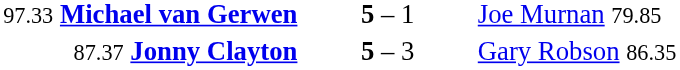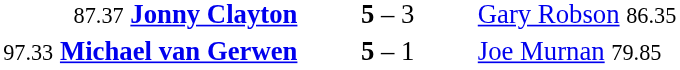rows swapped: (186, 51) <-> (150, 14)
